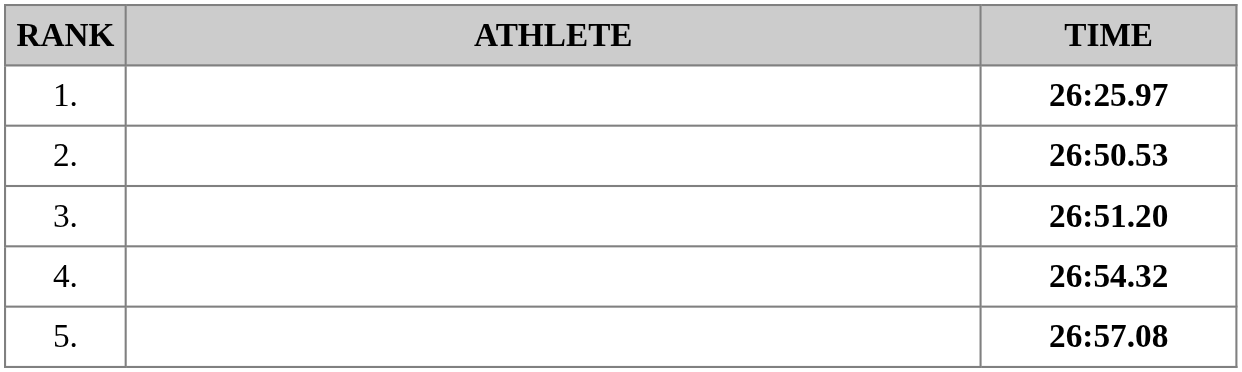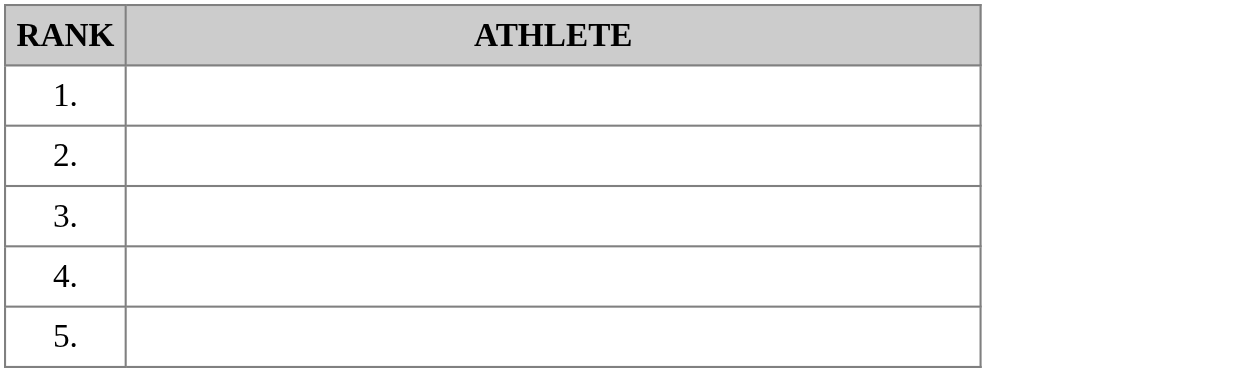- column: (1109, 34)
